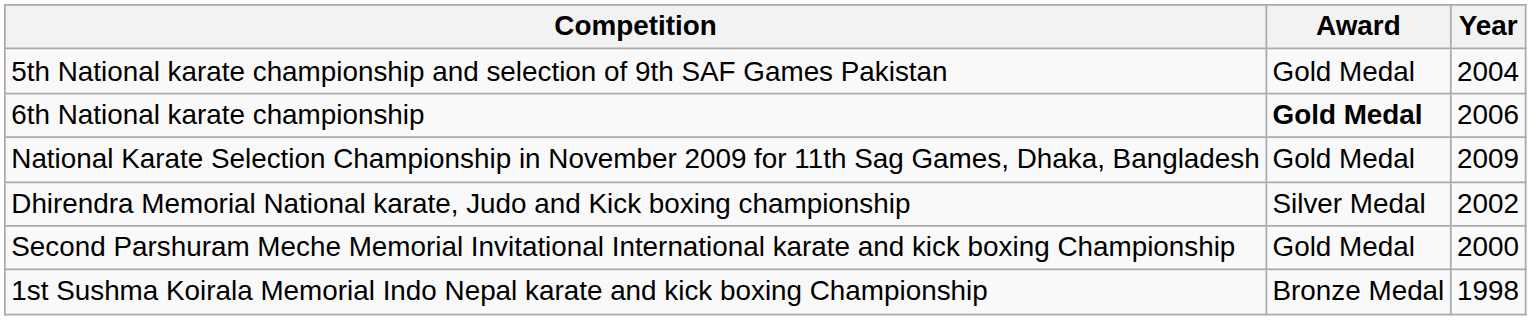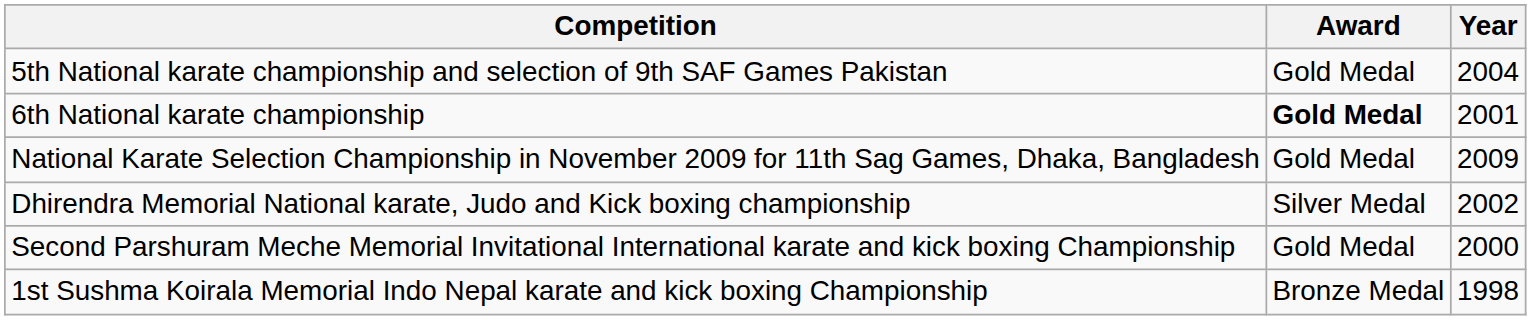(1488, 114) 2006 -> (1488, 114) 2001
